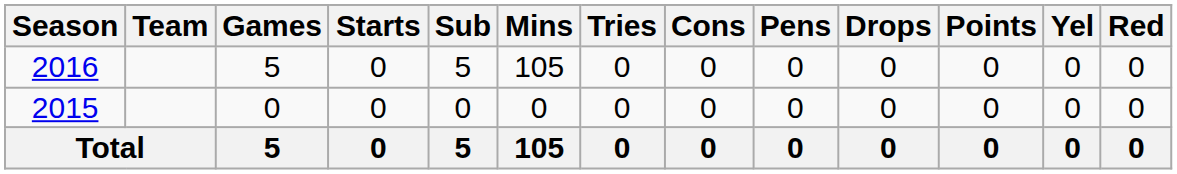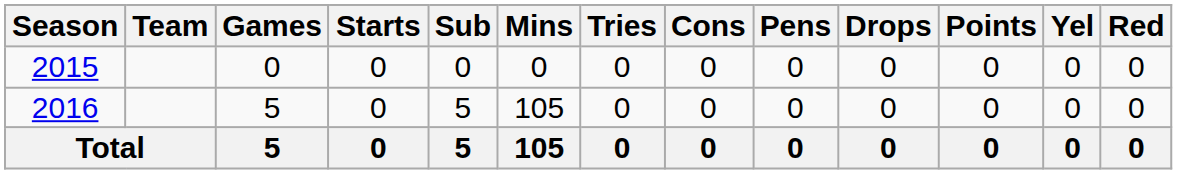rows swapped: (65, 107) <-> (65, 66)
